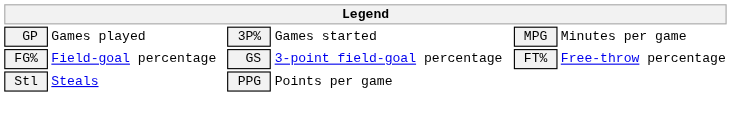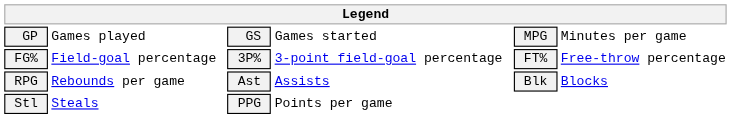(249, 37) 3P% -> (249, 37) GS
(249, 59) GS -> (249, 59) 3P%
+ row: (26, 82)
